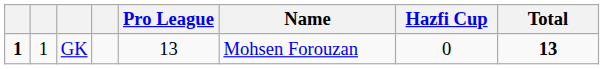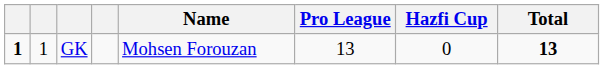columns swapped: (308, 19) <-> (168, 19)
